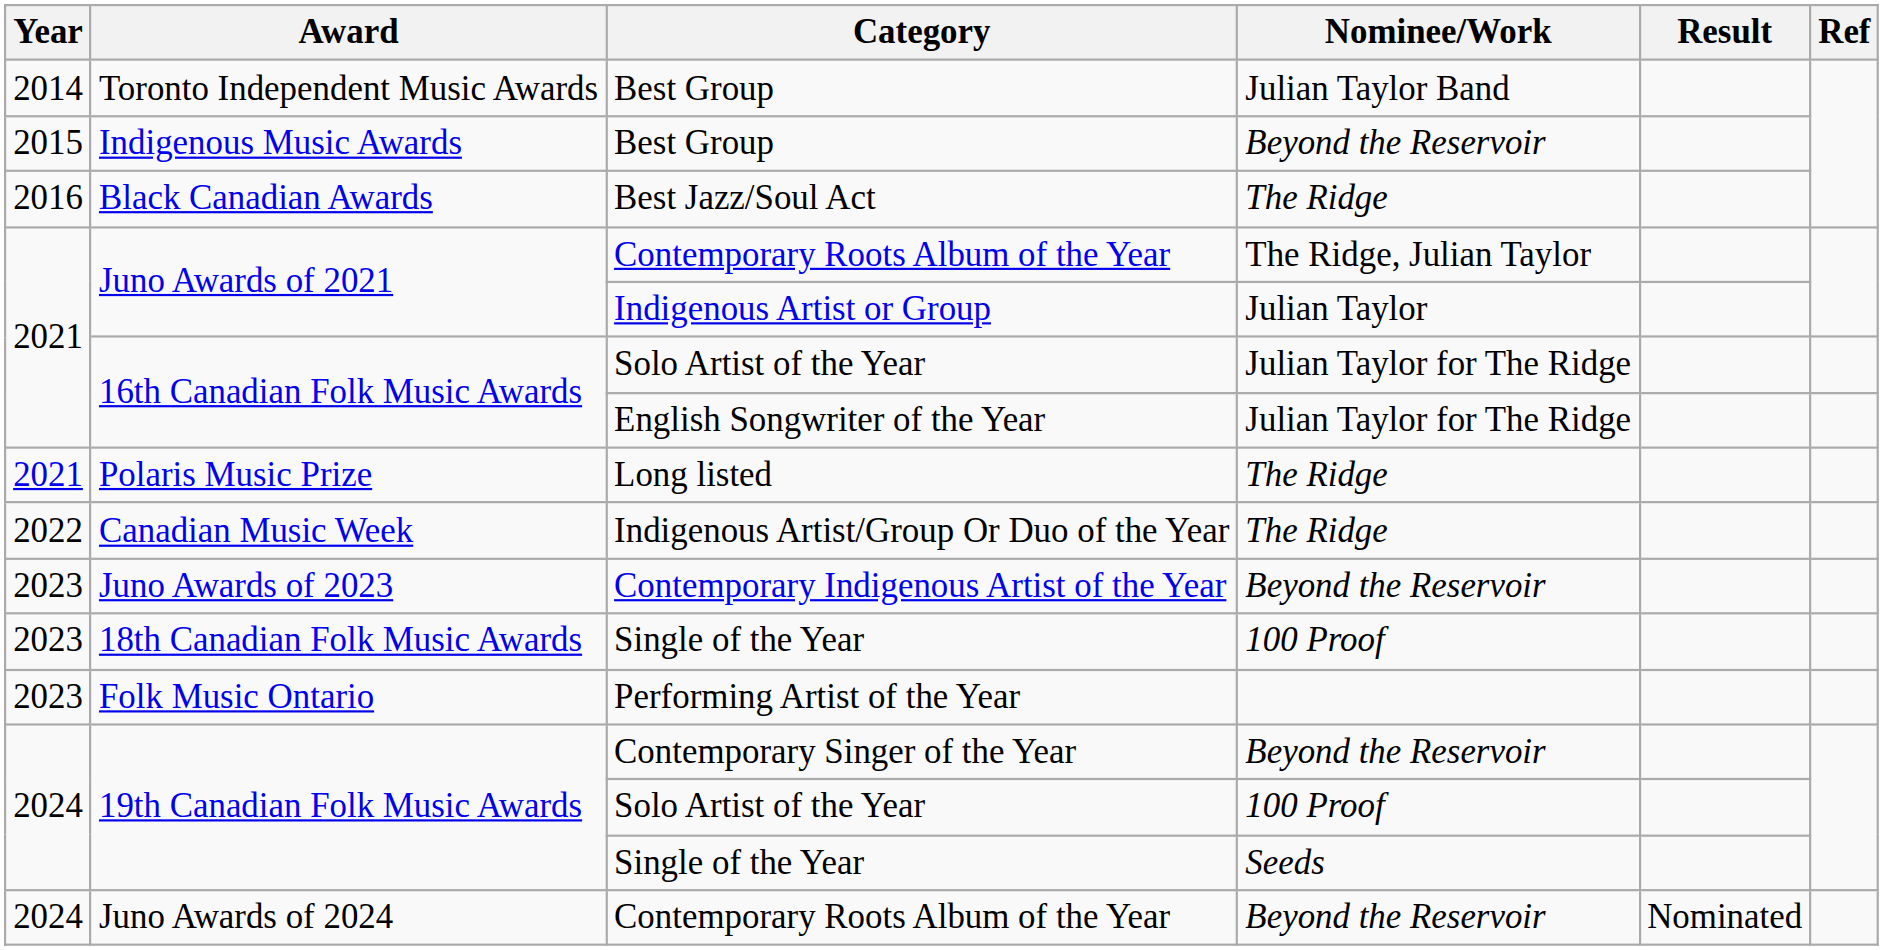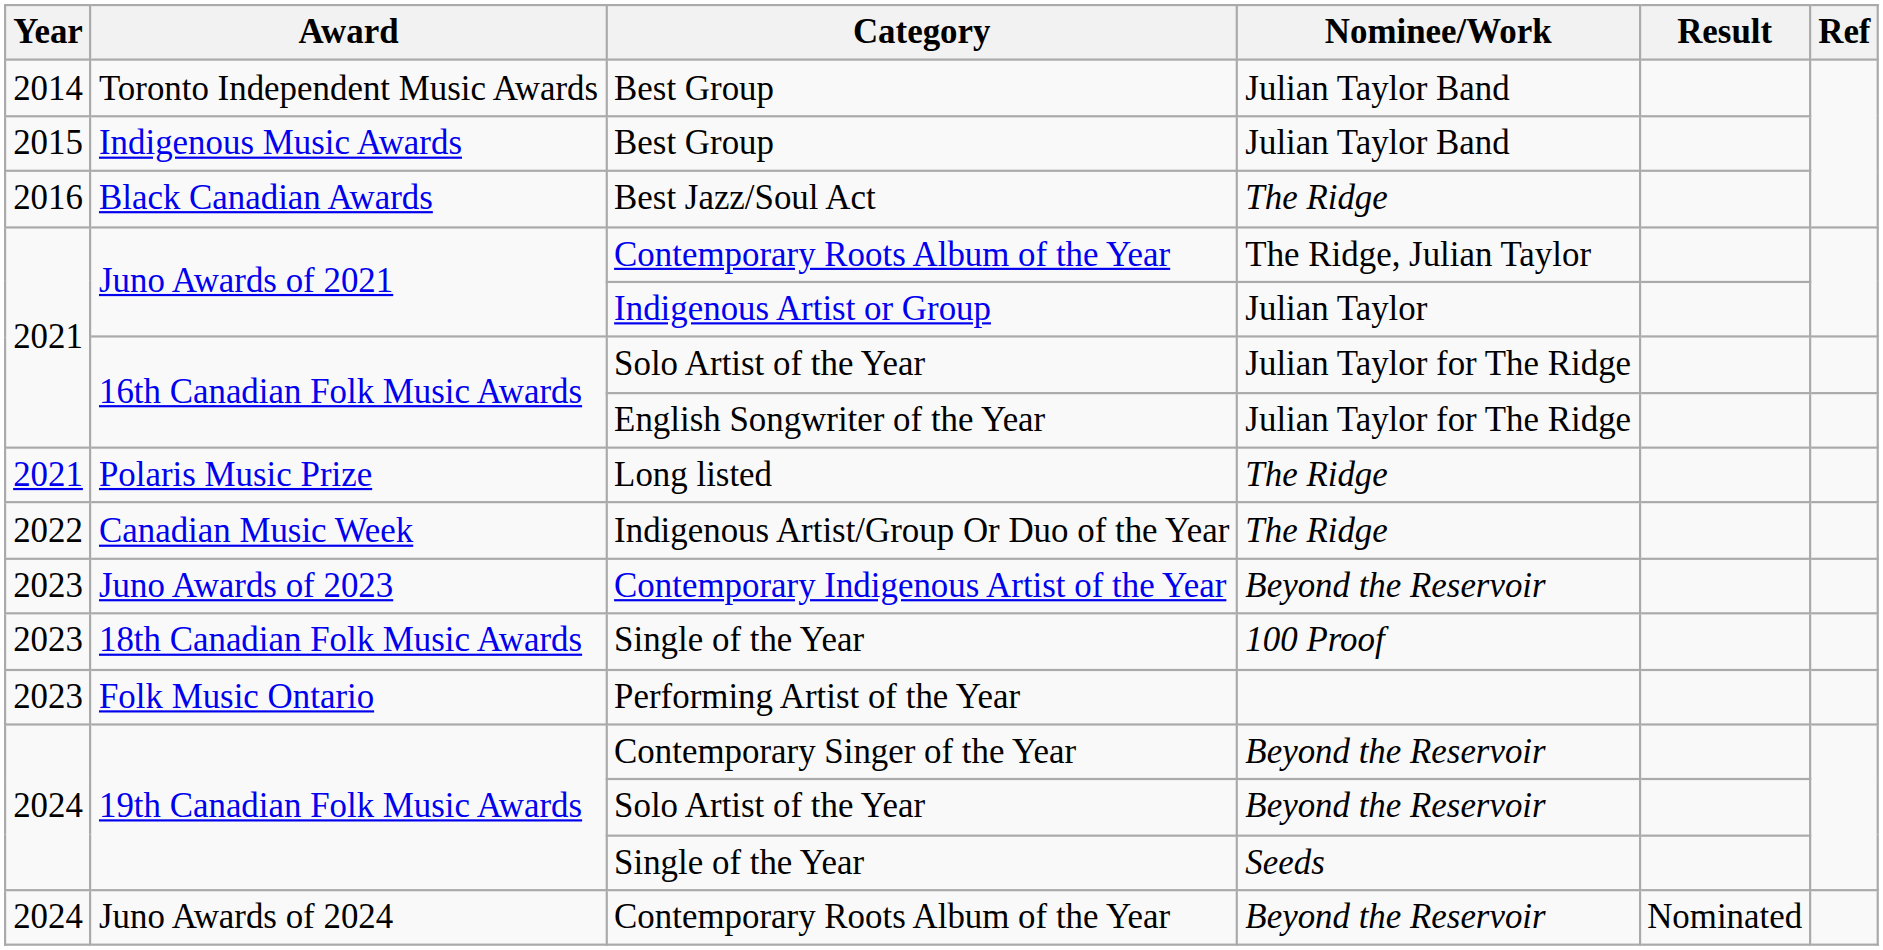(1396, 142) Beyond the Reservoir -> (1378, 142) Julian Taylor Band
(1315, 806) 100 Proof -> (1396, 806) Beyond the Reservoir
